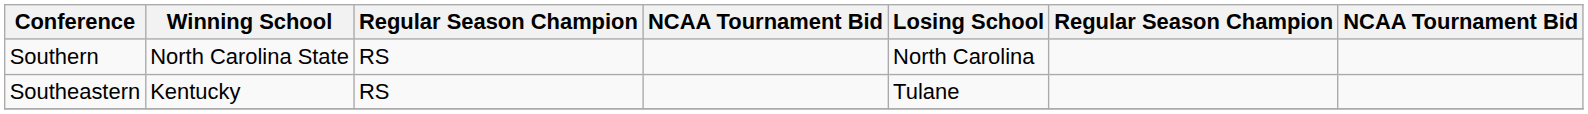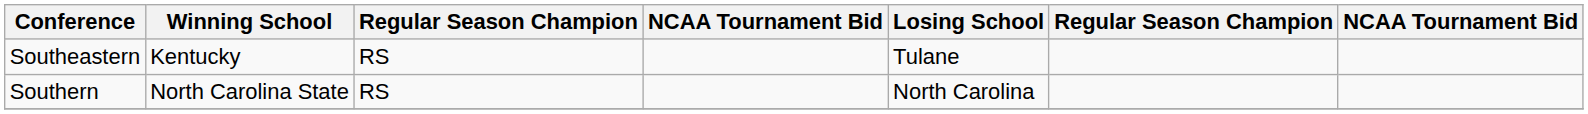rows swapped: (75, 91) <-> (54, 56)
